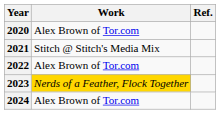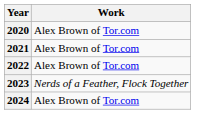- column: (203, 13)
(97, 48) Stitch @ Stitch's Media Mix -> (87, 48) Alex Brown of Tor.com
(111, 83) gold background -> (111, 83) no background
